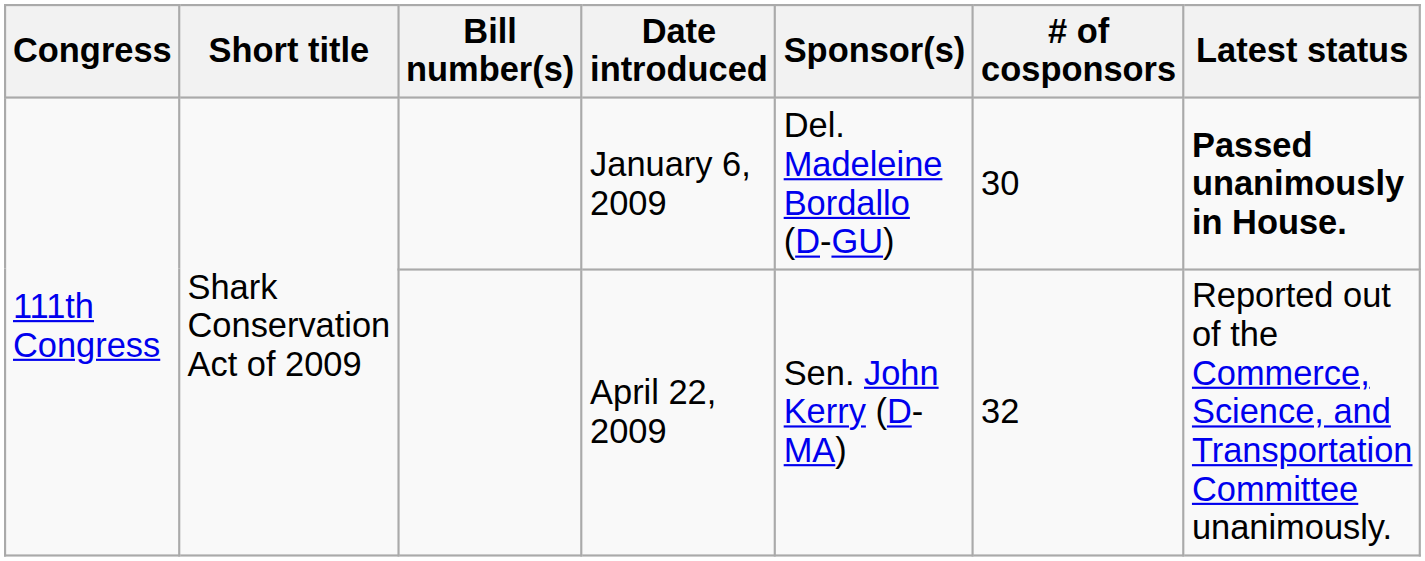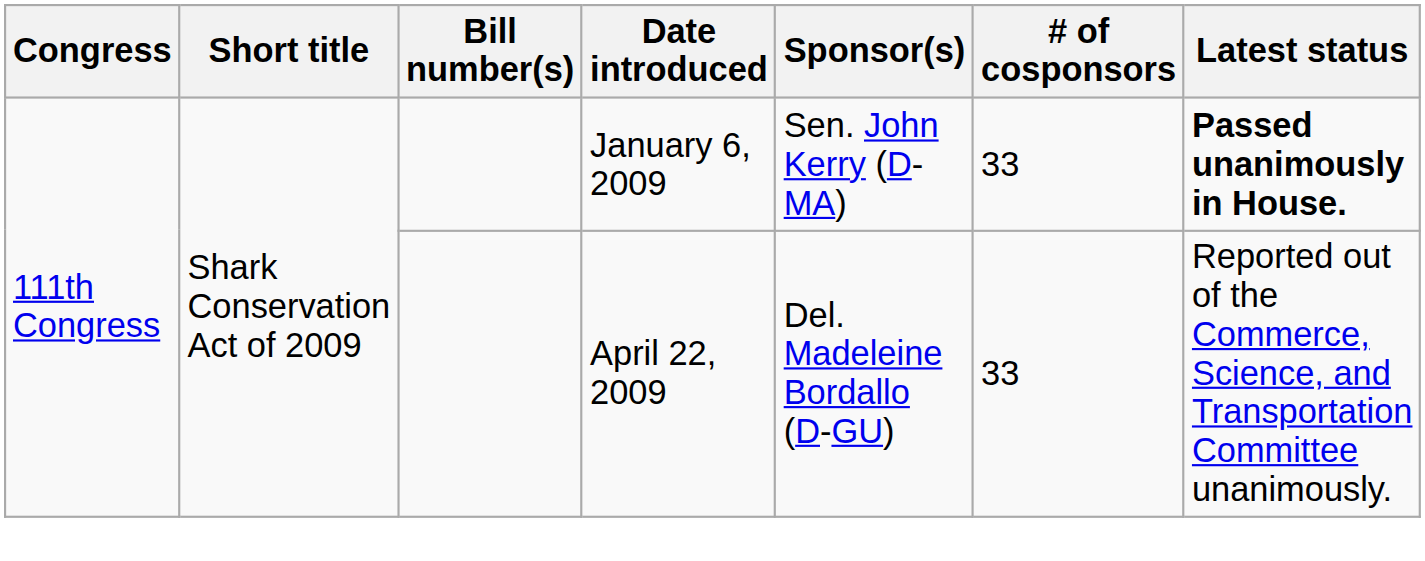(863, 183) Del. Madeleine Bordallo (D-GU) -> (861, 163) Sen. John Kerry (D-MA)
(1000, 183) 30 -> (1000, 163) 33
(861, 411) Sen. John Kerry (D-MA) -> (863, 373) Del. Madeleine Bordallo (D-GU)
(1000, 411) 32 -> (1000, 373) 33
